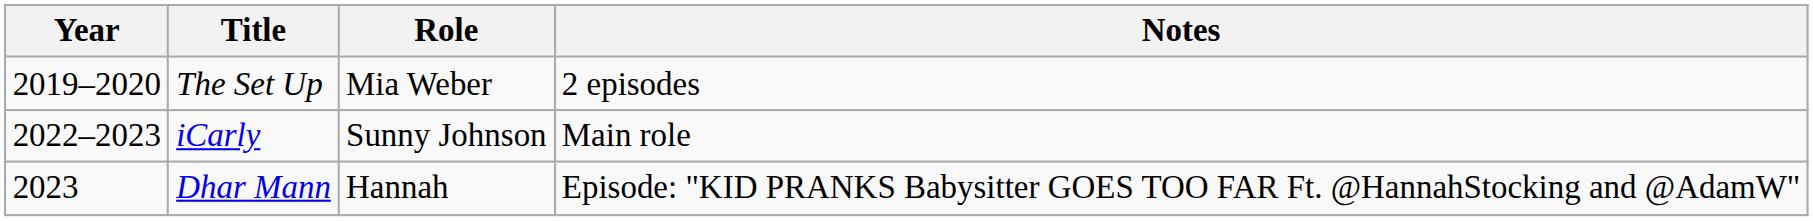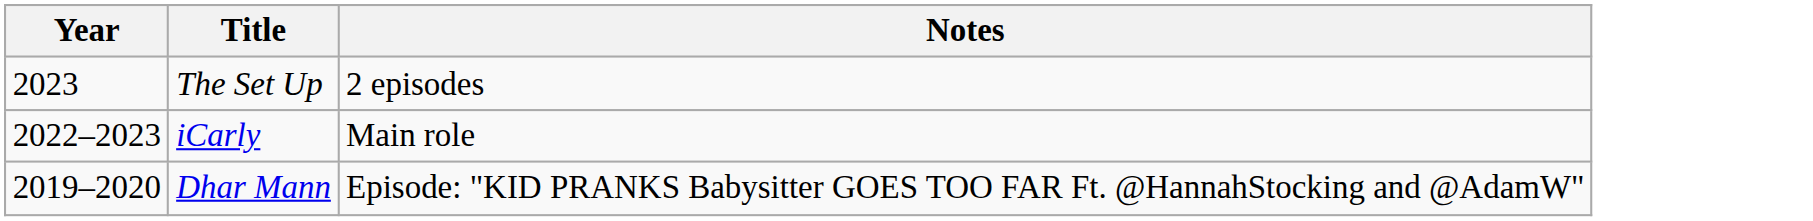- column: (446, 30)
(87, 82) 2019–2020 -> (46, 82) 2023
(46, 187) 2023 -> (87, 187) 2019–2020
